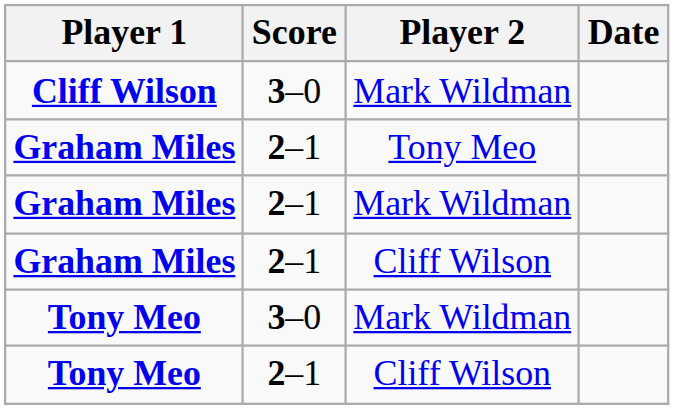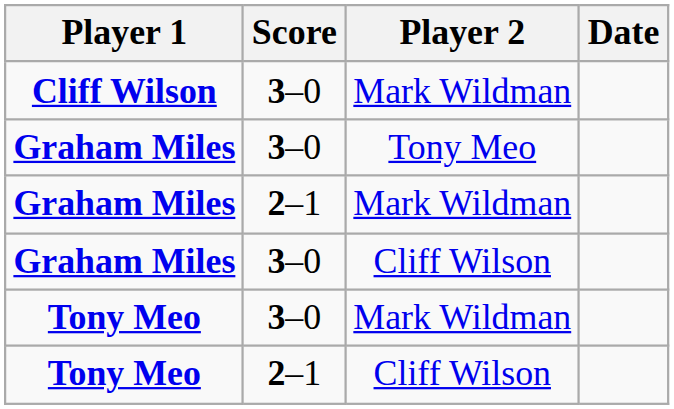(294, 146) 2–1 -> (294, 146) 3–0
(294, 260) 2–1 -> (294, 260) 3–0
